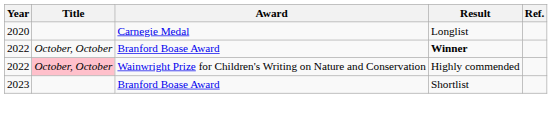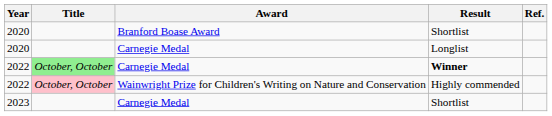+ row: (18, 31)
(73, 48) no background -> (73, 66) lightgreen background
(169, 48) Branford Boase Award -> (153, 66) Carnegie Medal
(169, 84) Branford Boase Award -> (153, 102) Carnegie Medal
